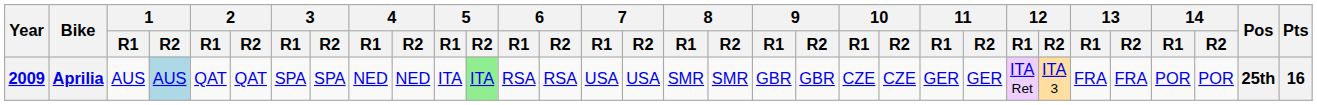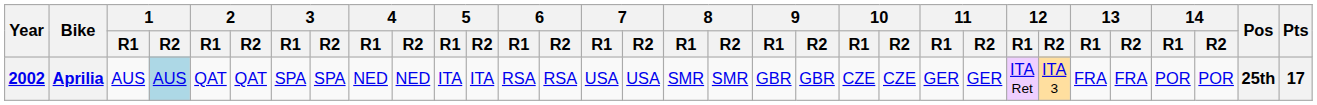(27, 79) 2009 -> (27, 79) 2002
(482, 79) lightgreen background -> (482, 79) no background
(1296, 79) 16 -> (1296, 79) 17
